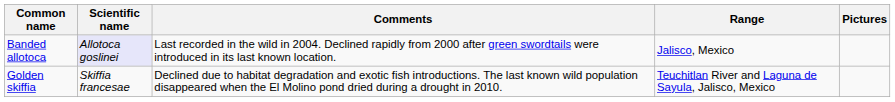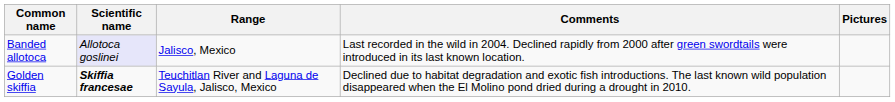columns swapped: (747, 19) <-> (403, 19)
(105, 81) normal -> (106, 81) bold
